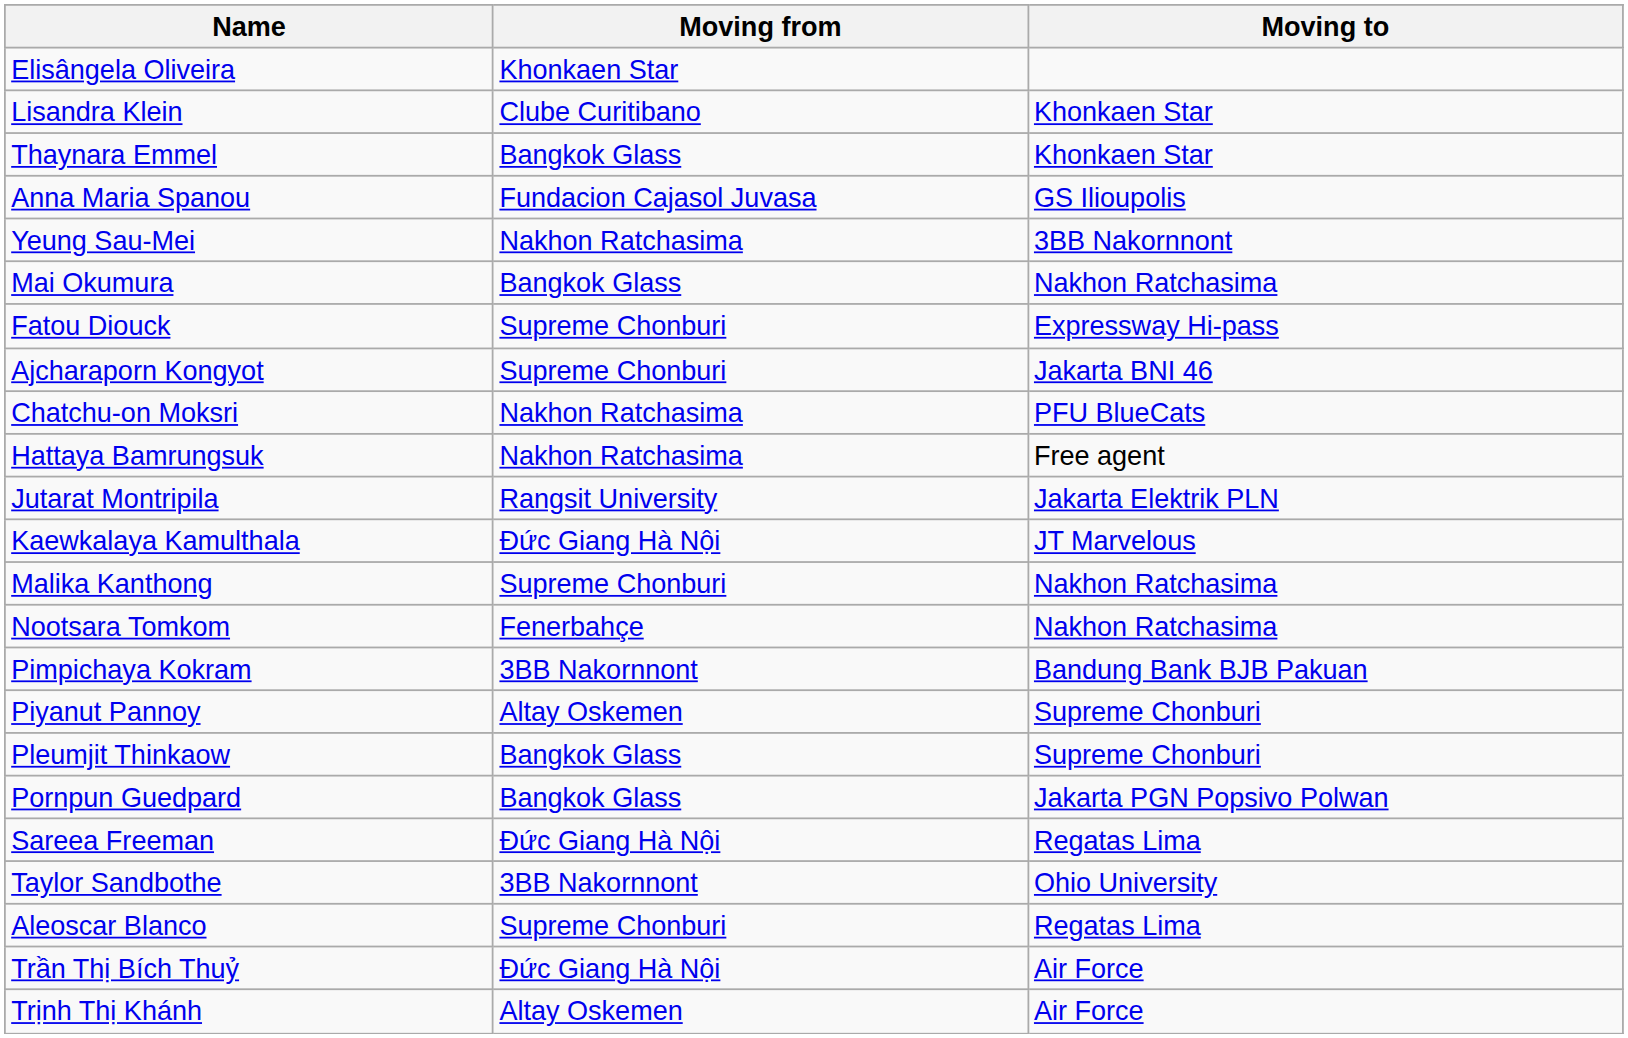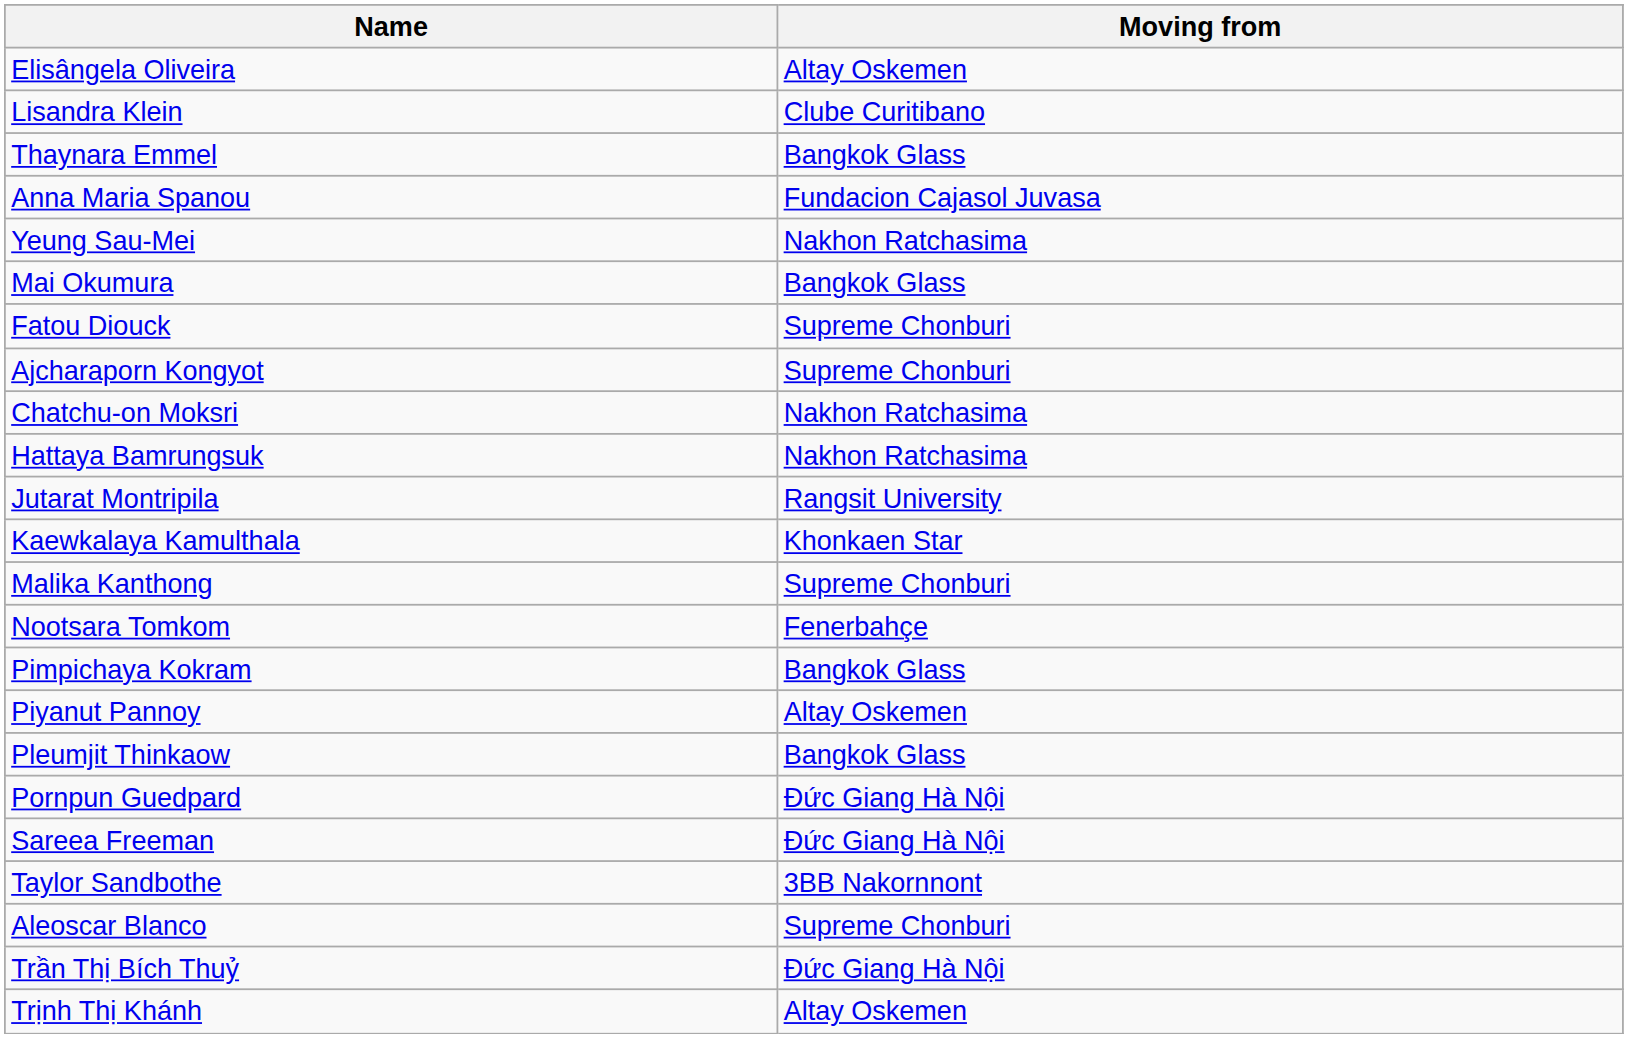- column: (1325, 26)
(589, 69) Khonkaen Star -> (875, 69) Altay Oskemen
(610, 540) Đức Giang Hà Nội -> (873, 540) Khonkaen Star
(599, 669) 3BB Nakornnont -> (875, 669) Bangkok Glass
(590, 797) Bangkok Glass -> (894, 797) Đức Giang Hà Nội
